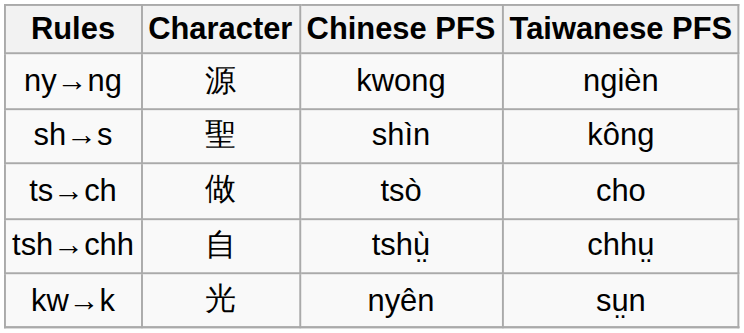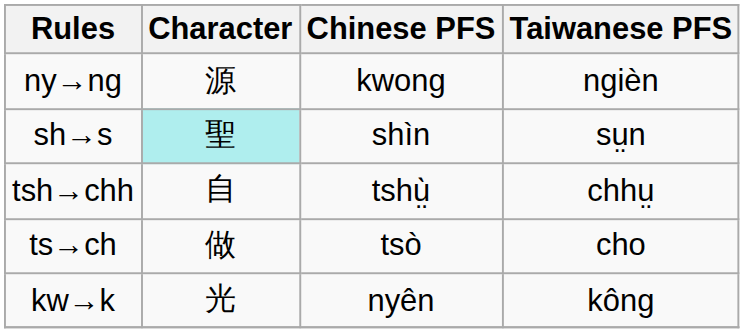(220, 134) no background -> (220, 134) paleturquoise background
(621, 135) kông -> (621, 135) sṳn
rows swapped: (73, 190) <-> (73, 245)
(621, 299) sṳn -> (621, 299) kông
